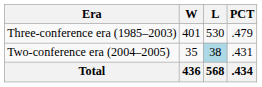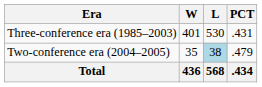(242, 33) .479 -> (242, 33) .431
(242, 52) .431 -> (242, 52) .479
